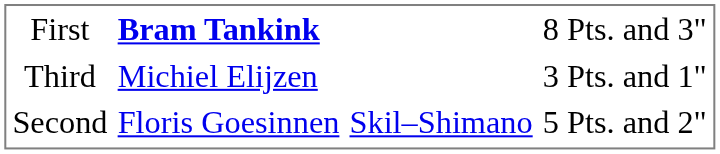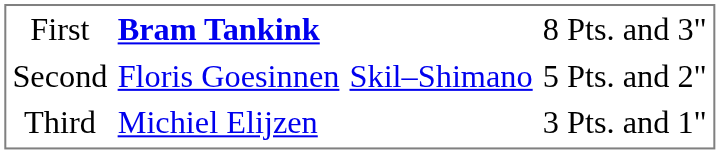rows swapped: (60, 122) <-> (60, 76)
